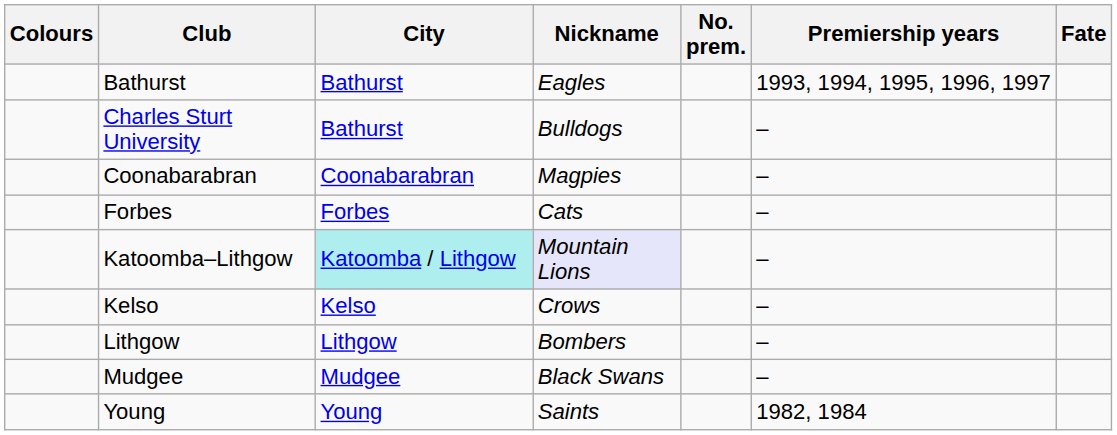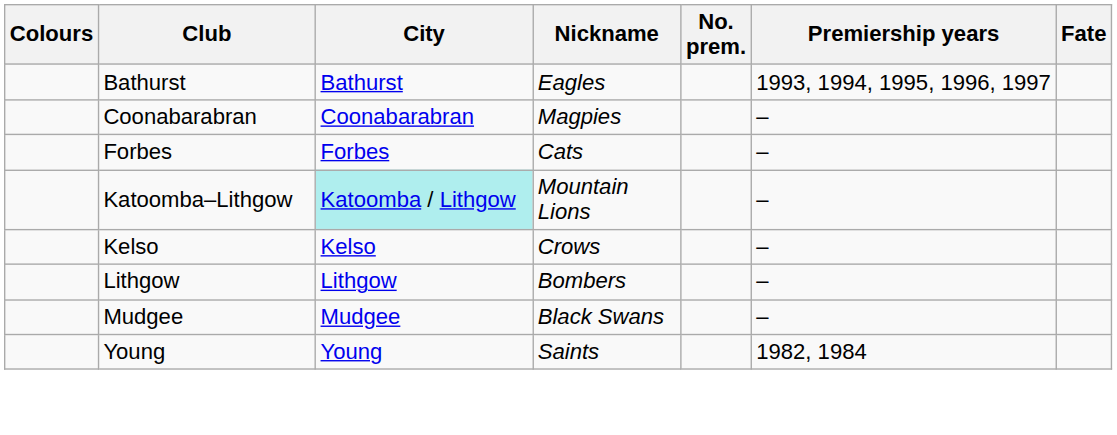- row: (168, 129)
(583, 259) lavender background -> (583, 199) no background
